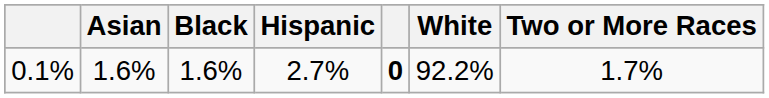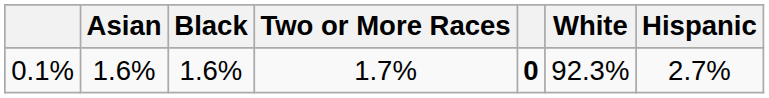columns swapped: (318, 26) <-> (632, 26)
(455, 69) 92.2% -> (590, 69) 92.3%
